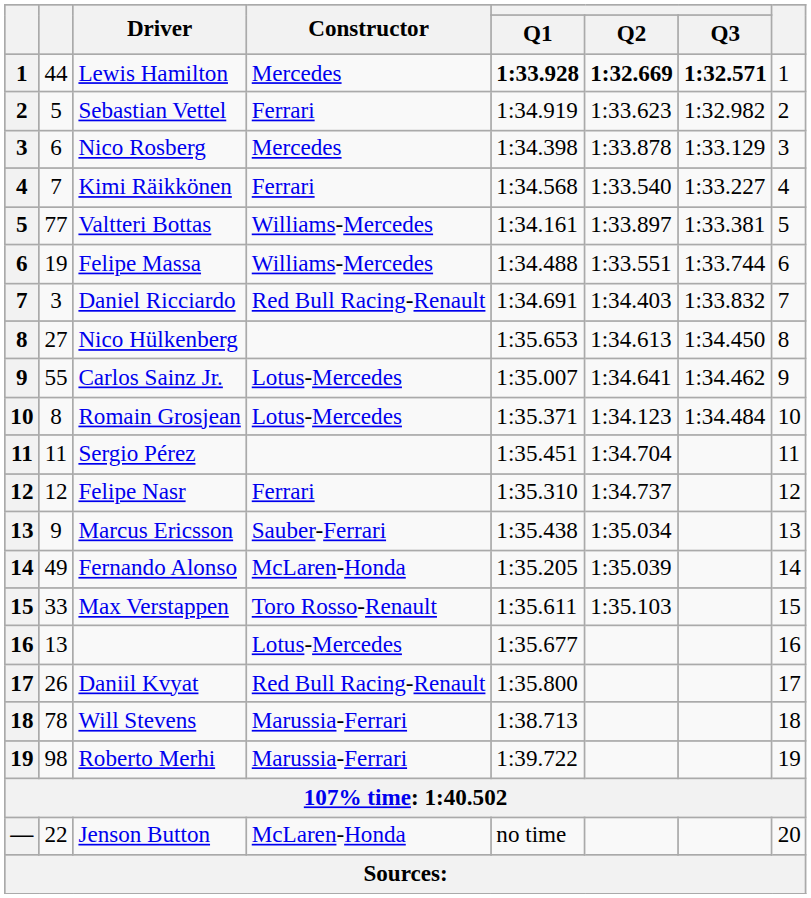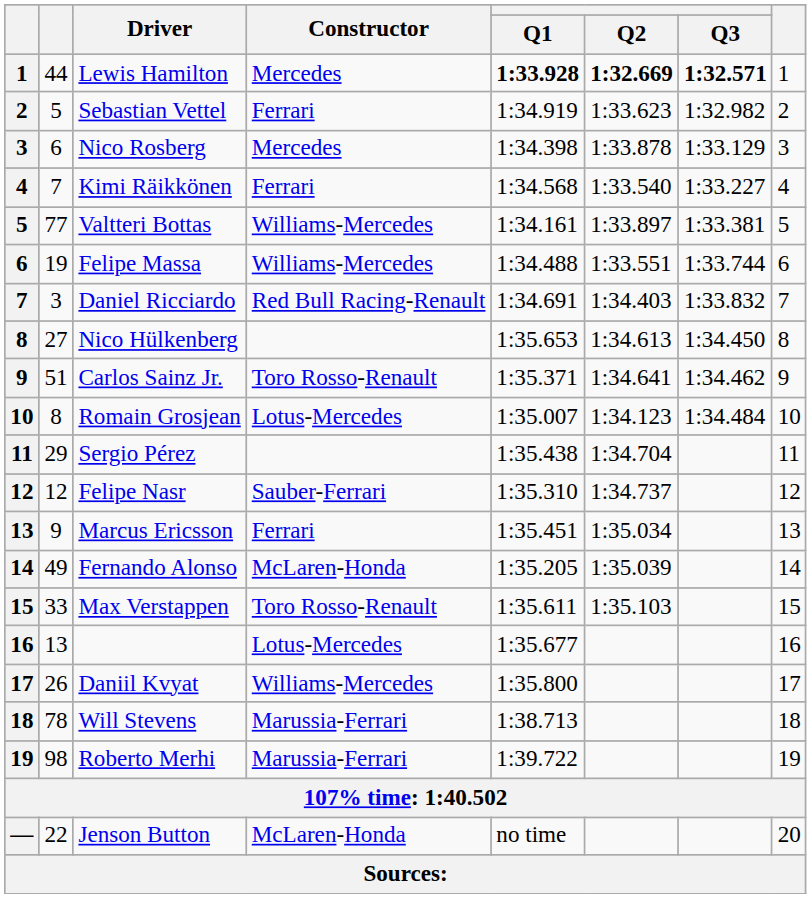(56, 377) 55 -> (56, 377) 51
(327, 377) Lotus-Mercedes -> (344, 377) Toro Rosso-Renault
(537, 377) 1:35.007 -> (537, 377) 1:35.371
(537, 415) 1:35.371 -> (537, 415) 1:35.007
(56, 453) 11 -> (56, 453) 29
(537, 453) 1:35.451 -> (537, 453) 1:35.438
(283, 491) Ferrari -> (319, 491) Sauber-Ferrari
(319, 529) Sauber-Ferrari -> (283, 529) Ferrari
(537, 529) 1:35.438 -> (537, 529) 1:35.451
(369, 682) Red Bull Racing-Renault -> (342, 682) Williams-Mercedes
